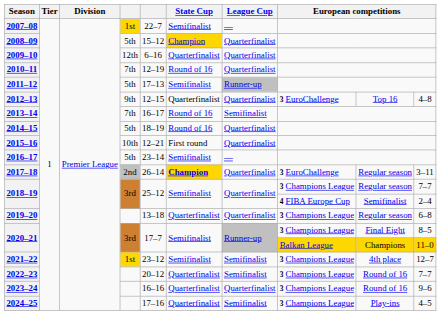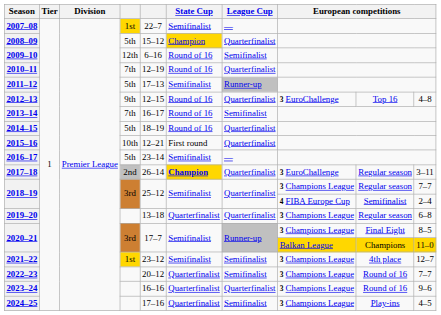(194, 55) Quarterfinalist -> (190, 55) Round of 16
(250, 55) Quarterfinalist -> (245, 55) Semifinalist
(194, 98) Quarterfinalist -> (190, 98) Round of 16
